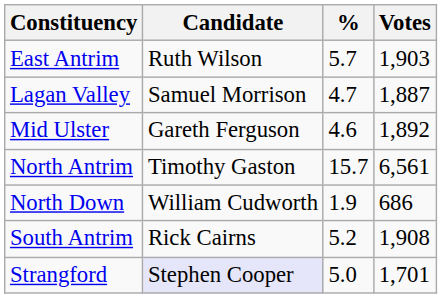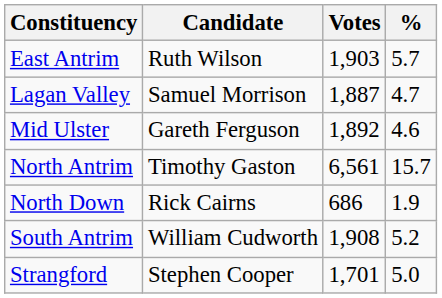columns swapped: (405, 22) <-> (348, 22)
(233, 202) William Cudworth -> (202, 202) Rick Cairns
(202, 238) Rick Cairns -> (233, 238) William Cudworth
(221, 274) lavender background -> (221, 274) no background
